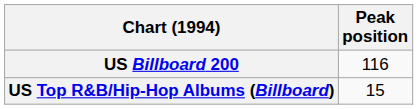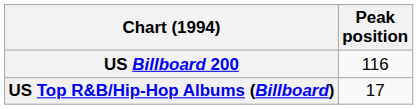(375, 90) 15 -> (375, 90) 17
